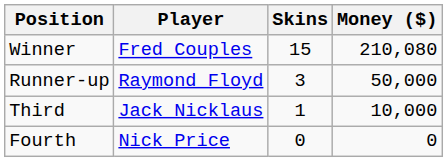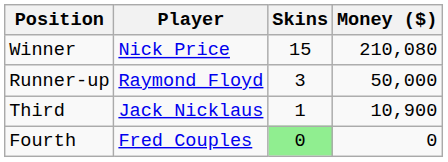(185, 50) Fred Couples -> (174, 50) Nick Price
(404, 111) 10,000 -> (404, 111) 10,900
(174, 141) Nick Price -> (185, 141) Fred Couples
(300, 141) no background -> (300, 141) lightgreen background
